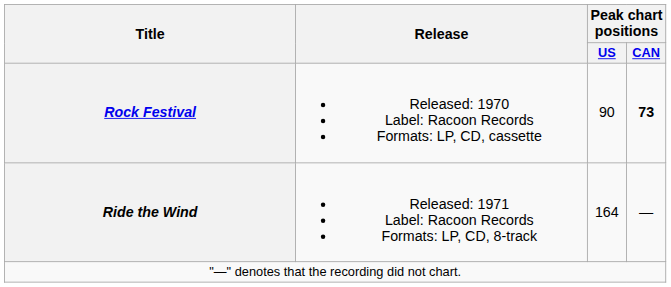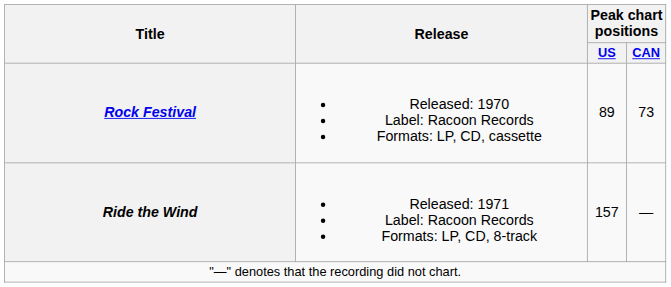(607, 112) 90 -> (607, 112) 89
(646, 112) bold -> (646, 112) normal
(607, 212) 164 -> (607, 212) 157
